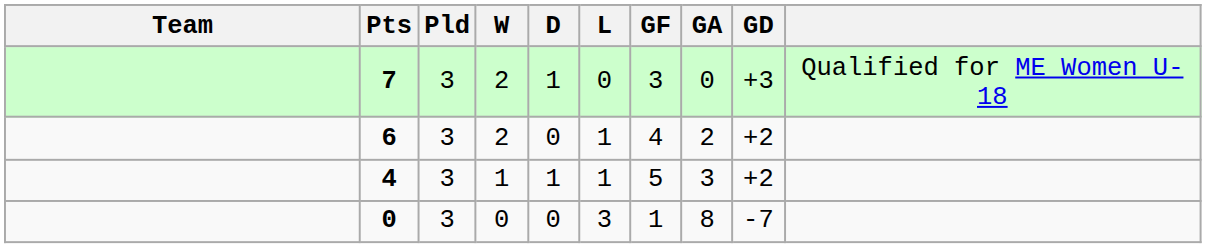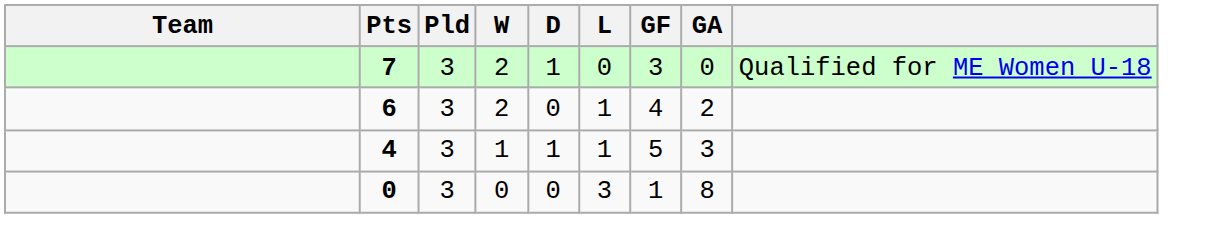- column: (758, 26)
